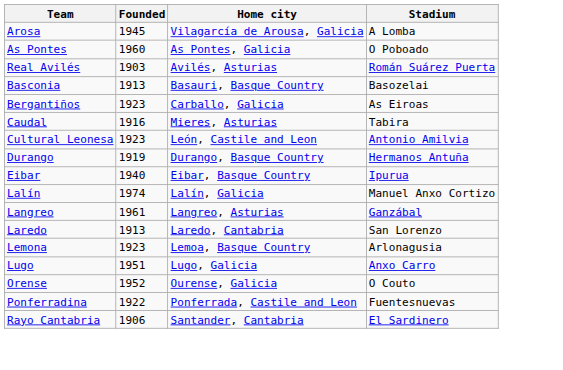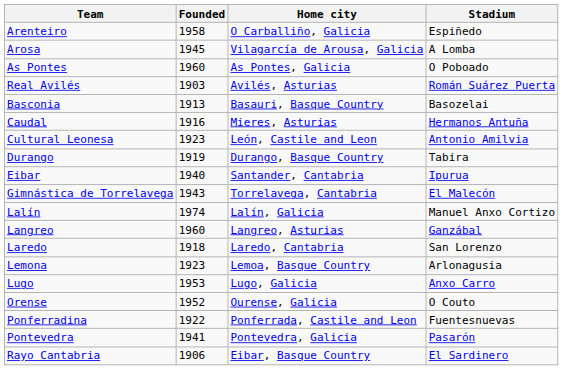+ row: (37, 31)
- row: (44, 103)
(389, 121) Tabira -> (479, 121) Hermanos Antuña
(419, 158) Hermanos Antuña -> (449, 158) Tabira
(240, 176) Eibar, Basque Country -> (297, 176) Santander, Cantabria
+ row: (90, 194)
(132, 212) 1961 -> (192, 230) 1960
(132, 230) 1913 -> (192, 248) 1918
(132, 266) 1951 -> (192, 284) 1953
+ row: (40, 338)
(237, 320) Santander, Cantabria -> (300, 356) Eibar, Basque Country
